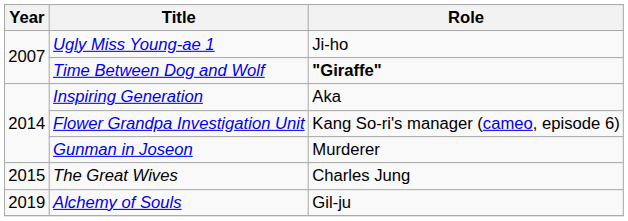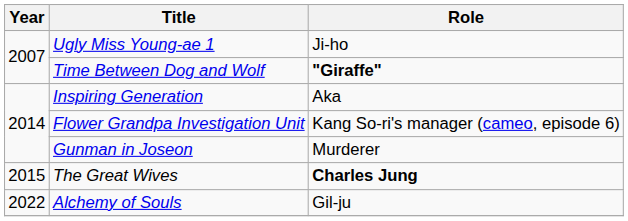(361, 176) normal -> (365, 176) bold
(27, 202) 2019 -> (27, 202) 2022
